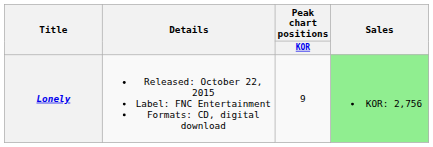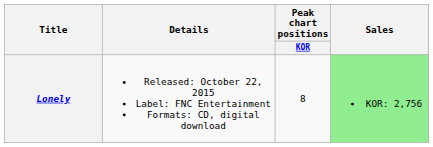(303, 98) 9 -> (303, 98) 8
